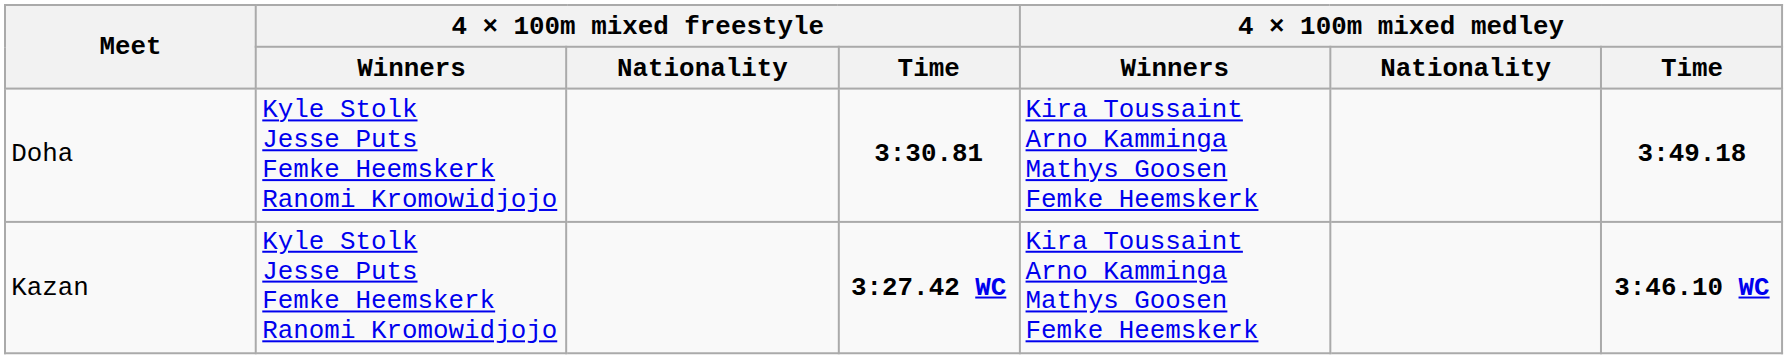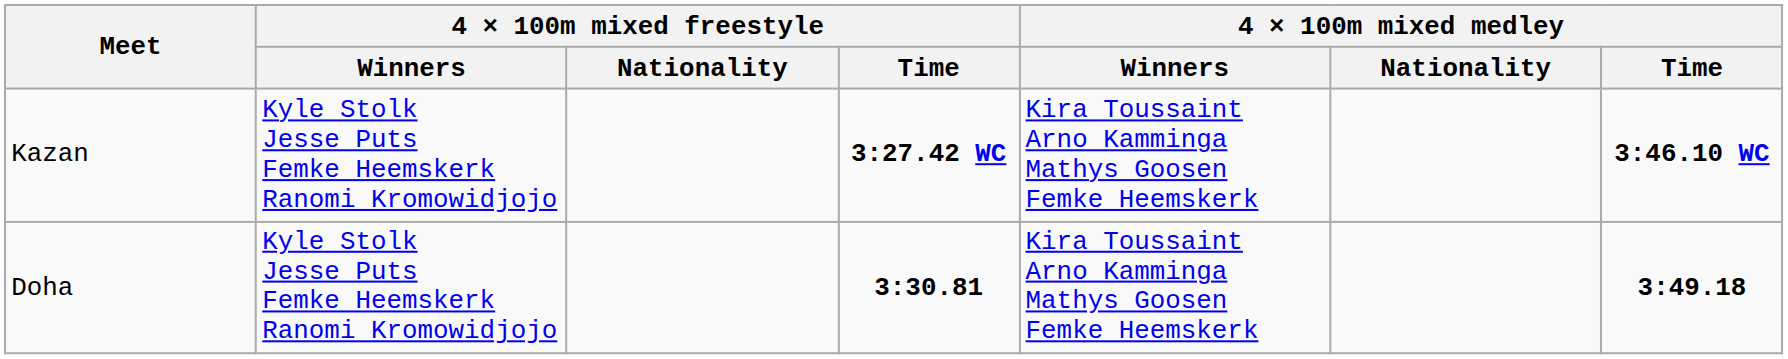rows swapped: (50, 287) <-> (42, 155)
